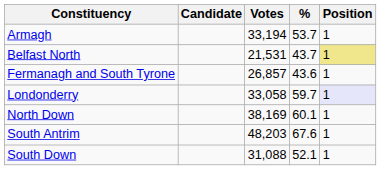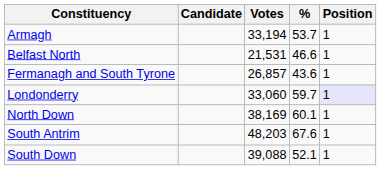(305, 54) 43.7 -> (305, 54) 46.6
(326, 54) khaki background -> (326, 54) no background
(267, 94) 33,058 -> (267, 94) 33,060
(267, 154) 31,088 -> (267, 154) 39,088
